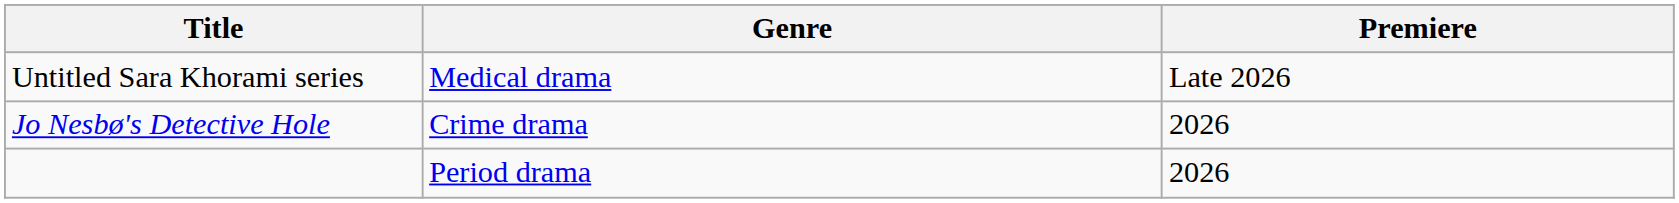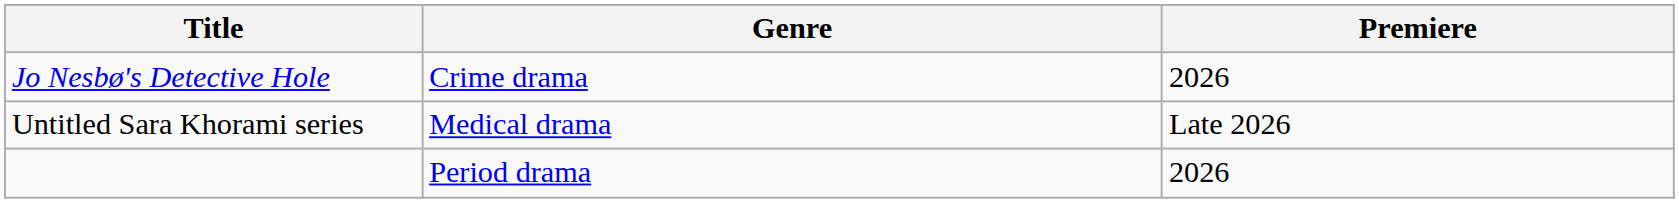rows swapped: (188, 76) <-> (171, 124)
